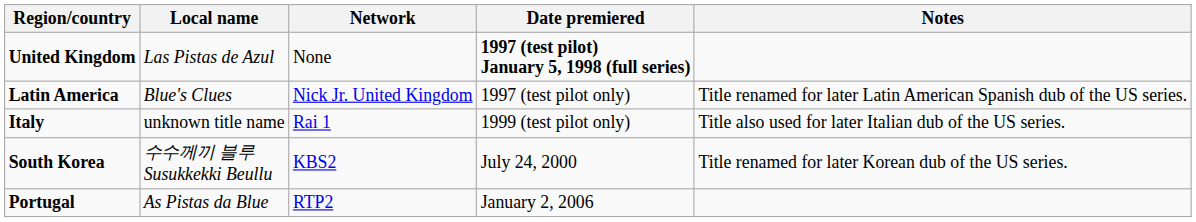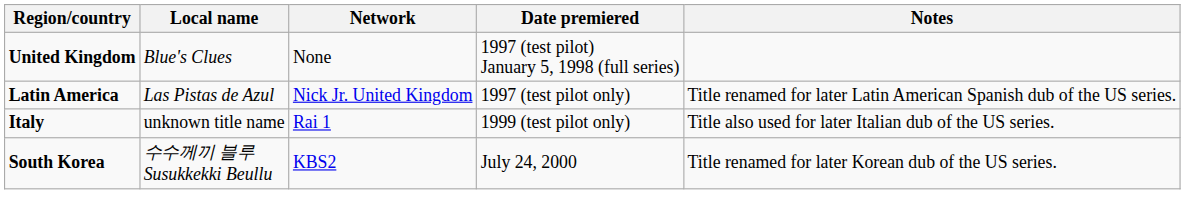(209, 56) Las Pistas de Azul -> (188, 56) Blue's Clues
(585, 56) bold -> (580, 56) normal
(188, 94) Blue's Clues -> (209, 94) Las Pistas de Azul
- row: (42, 202)
